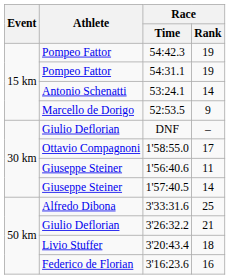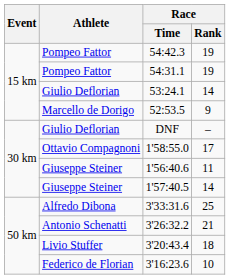(84, 91) Antonio Schenatti -> (81, 91) Giulio Deflorian
(81, 226) Giulio Deflorian -> (84, 226) Antonio Schenatti
(208, 264) 16 -> (208, 264) 10
